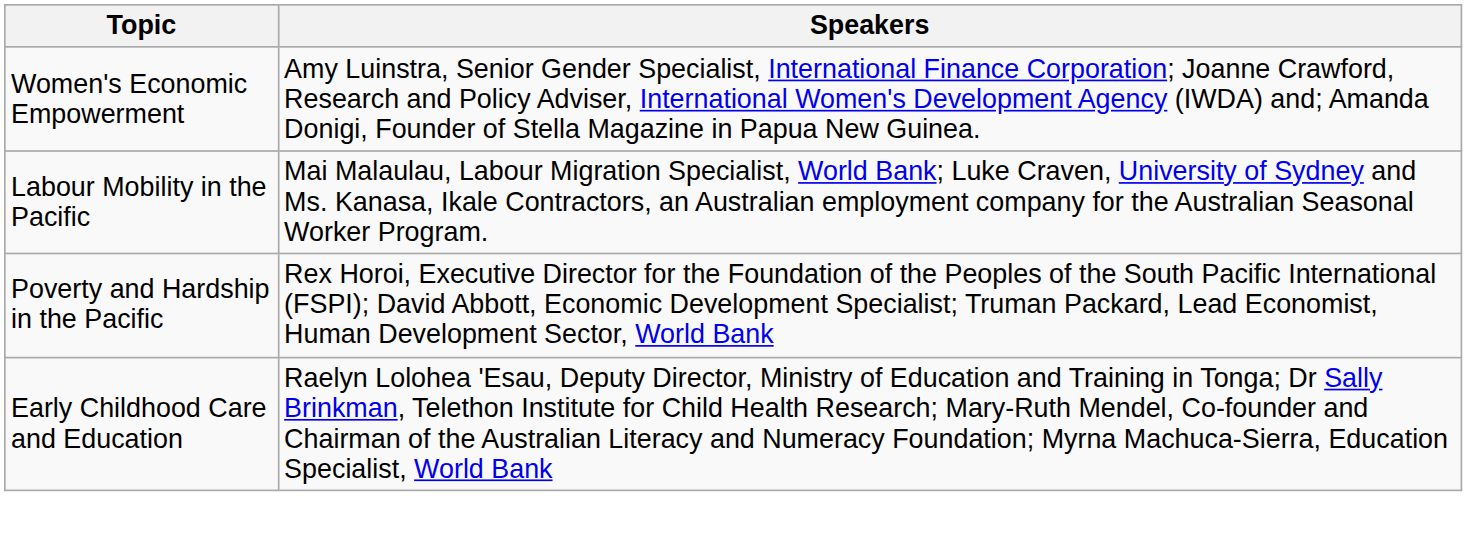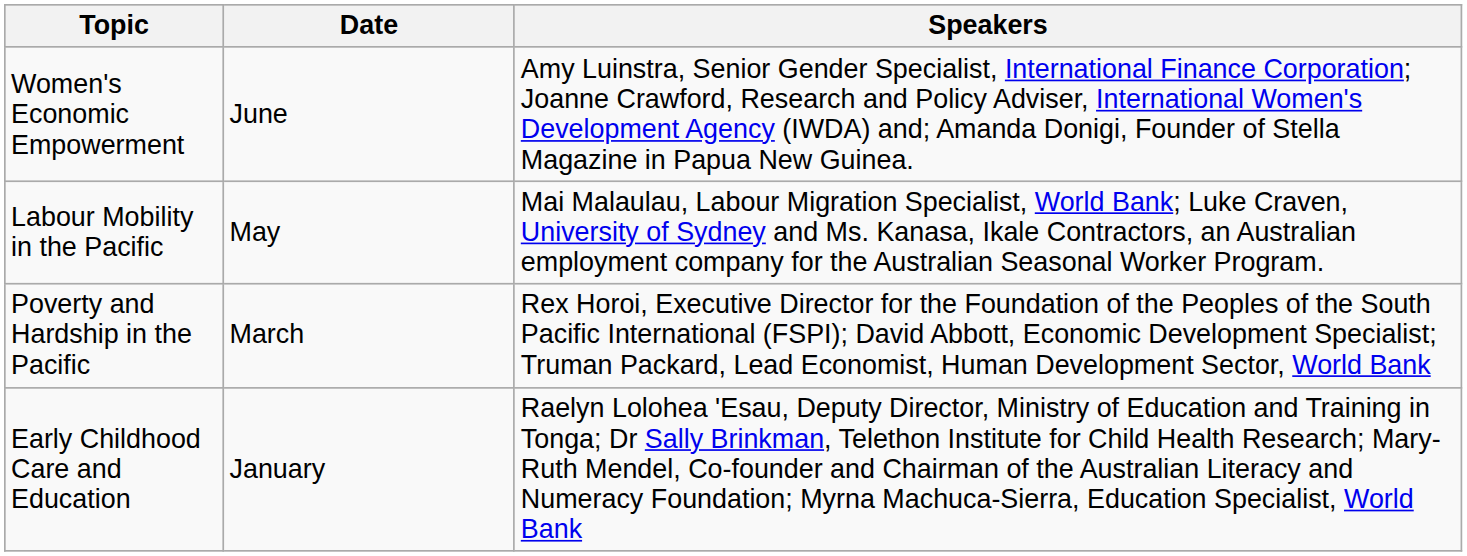+ column: (369, 25)
